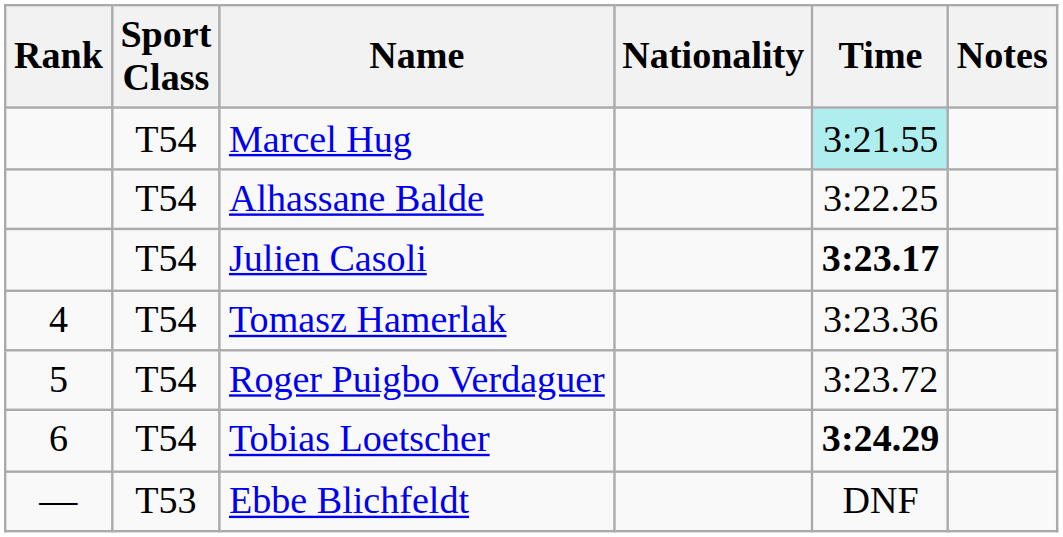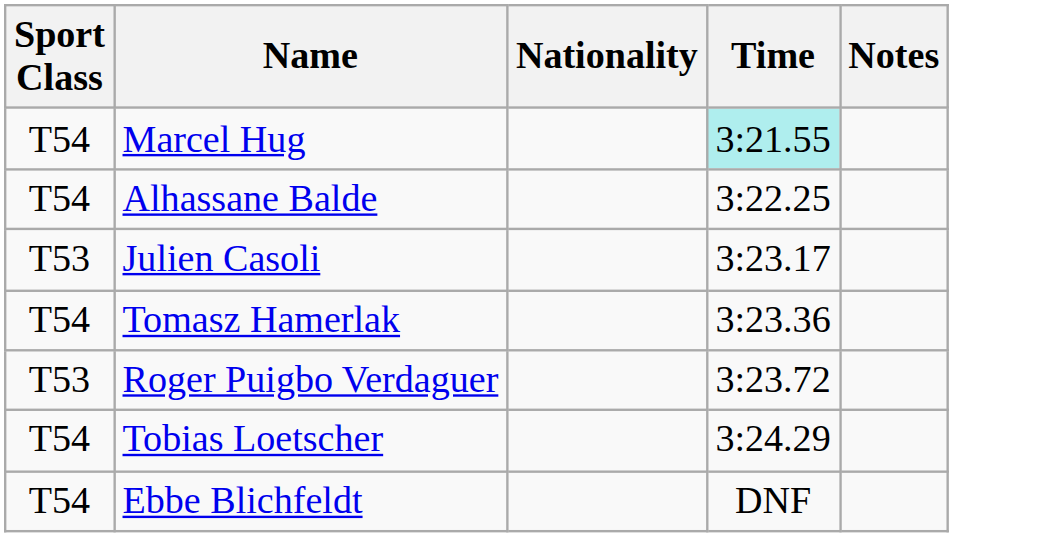- column: (58, 56)
(166, 258) T54 -> (59, 258) T53
(881, 258) bold -> (773, 258) normal
(166, 379) T54 -> (59, 379) T53
(881, 439) bold -> (773, 439) normal
(166, 500) T53 -> (59, 500) T54
